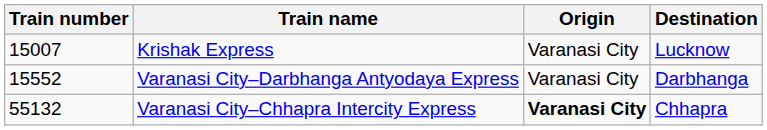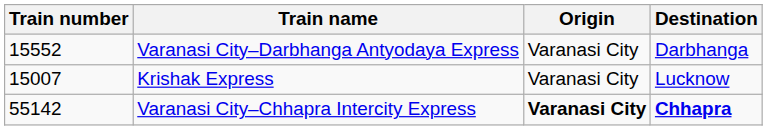rows swapped: (205, 49) <-> (328, 79)
(35, 109) 55132 -> (35, 109) 55142
(691, 109) normal -> (693, 109) bold
